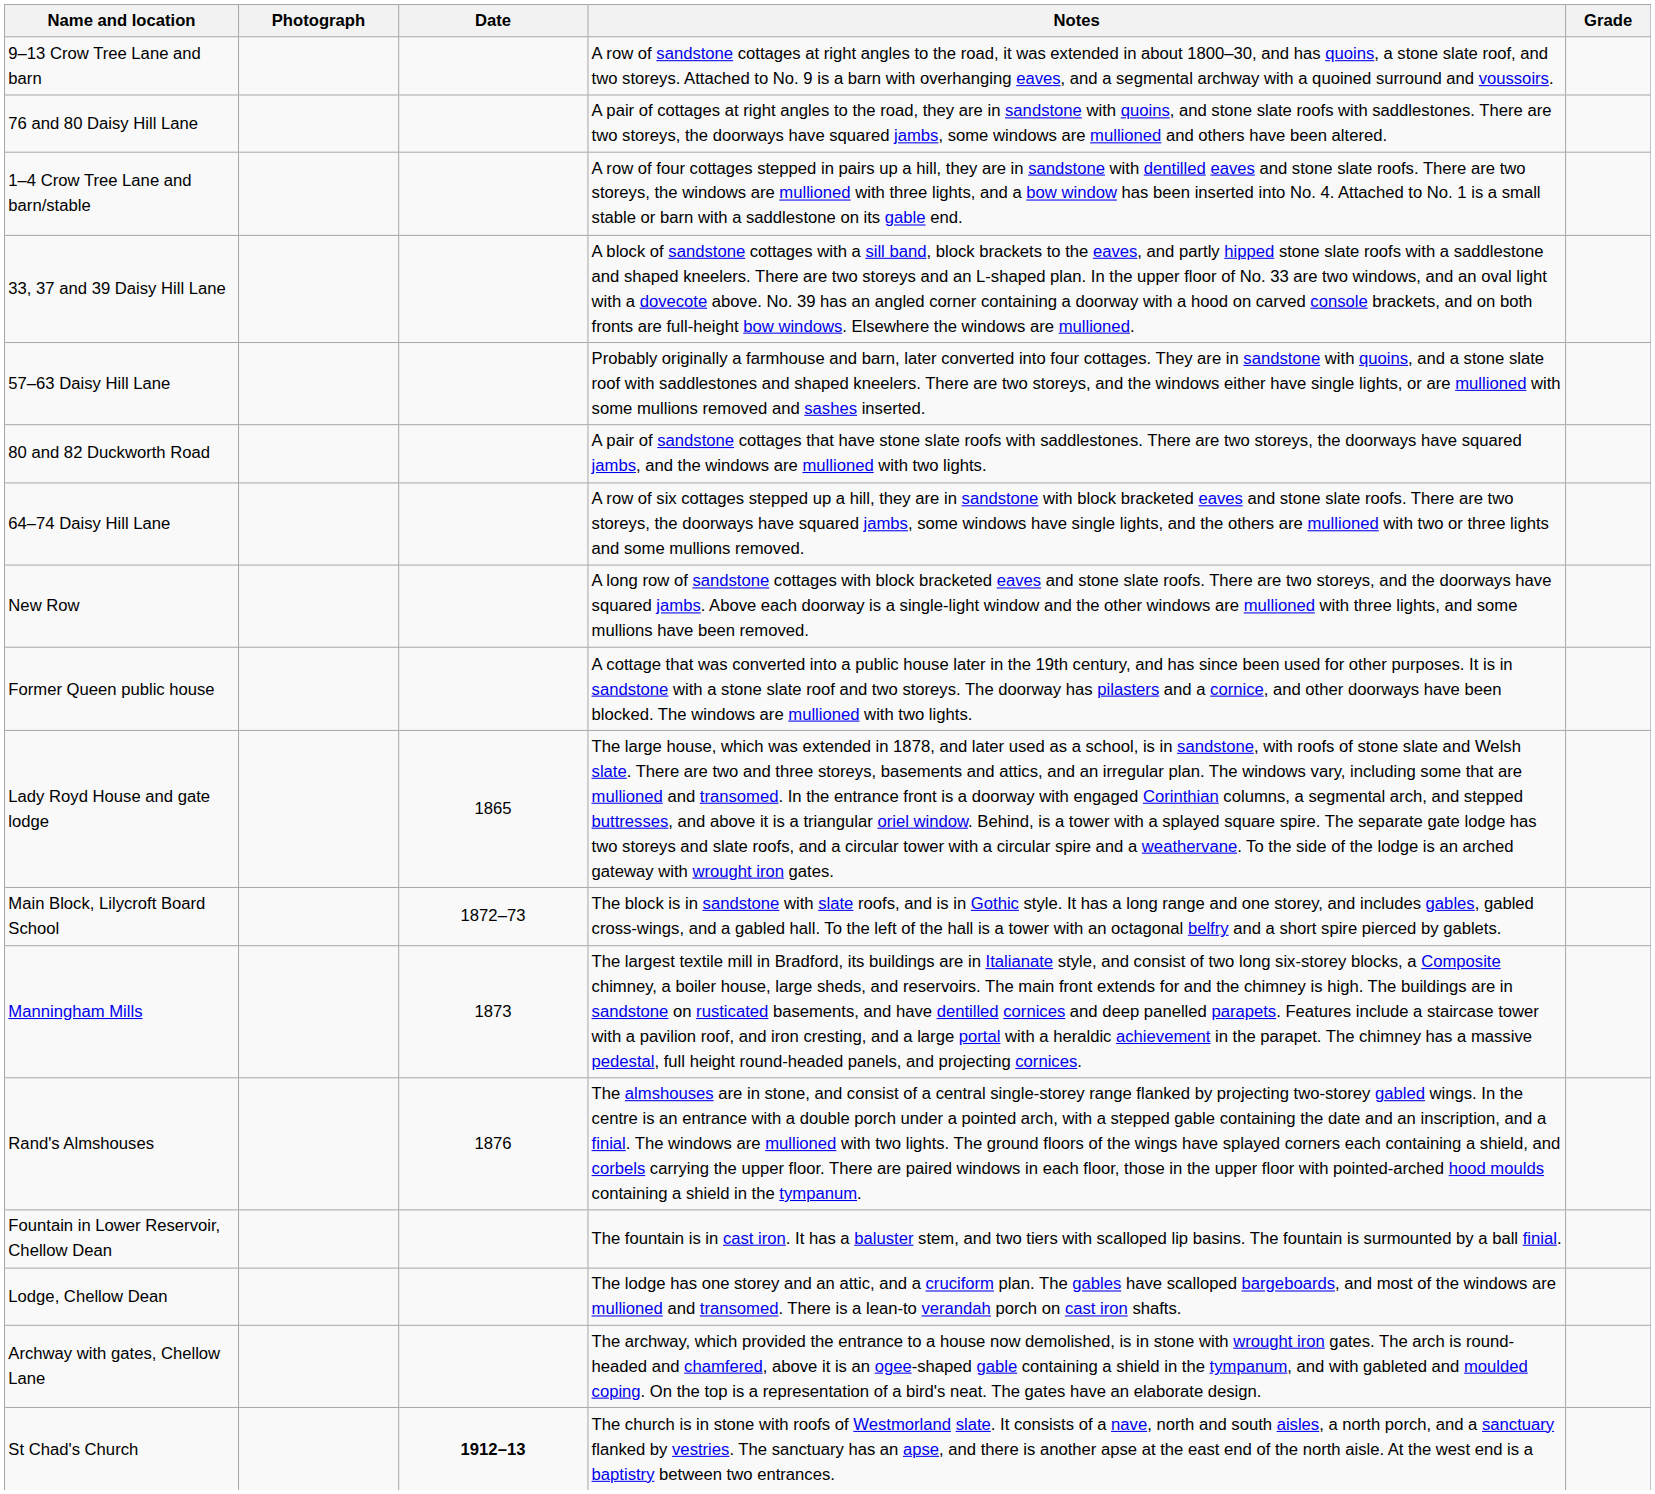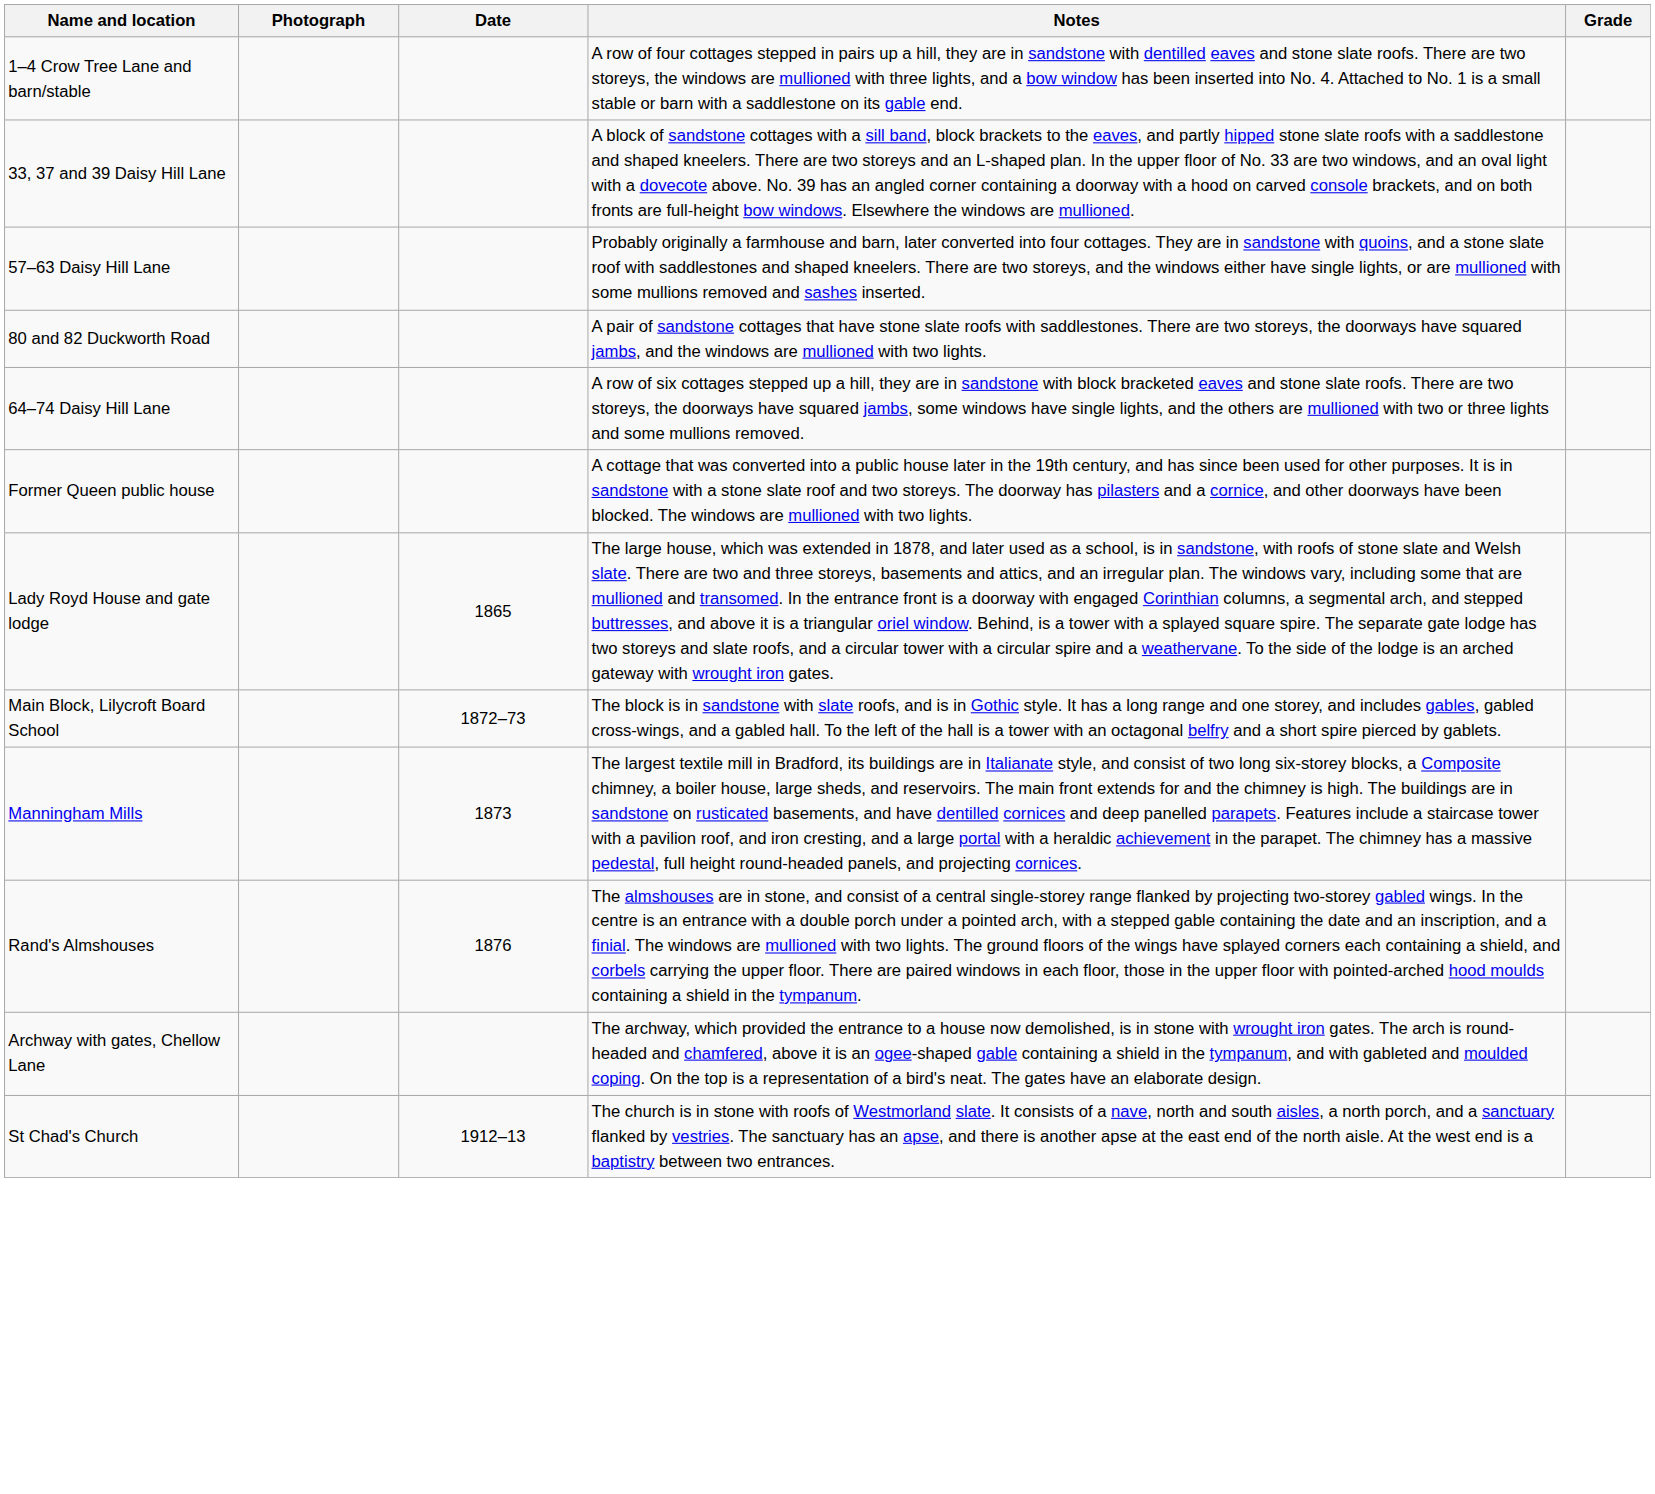- row: (105, 65)
- row: (103, 123)
- row: (44, 606)
- row: (114, 1238)
- row: (88, 1296)
(493, 1449) bold -> (493, 1136) normal
